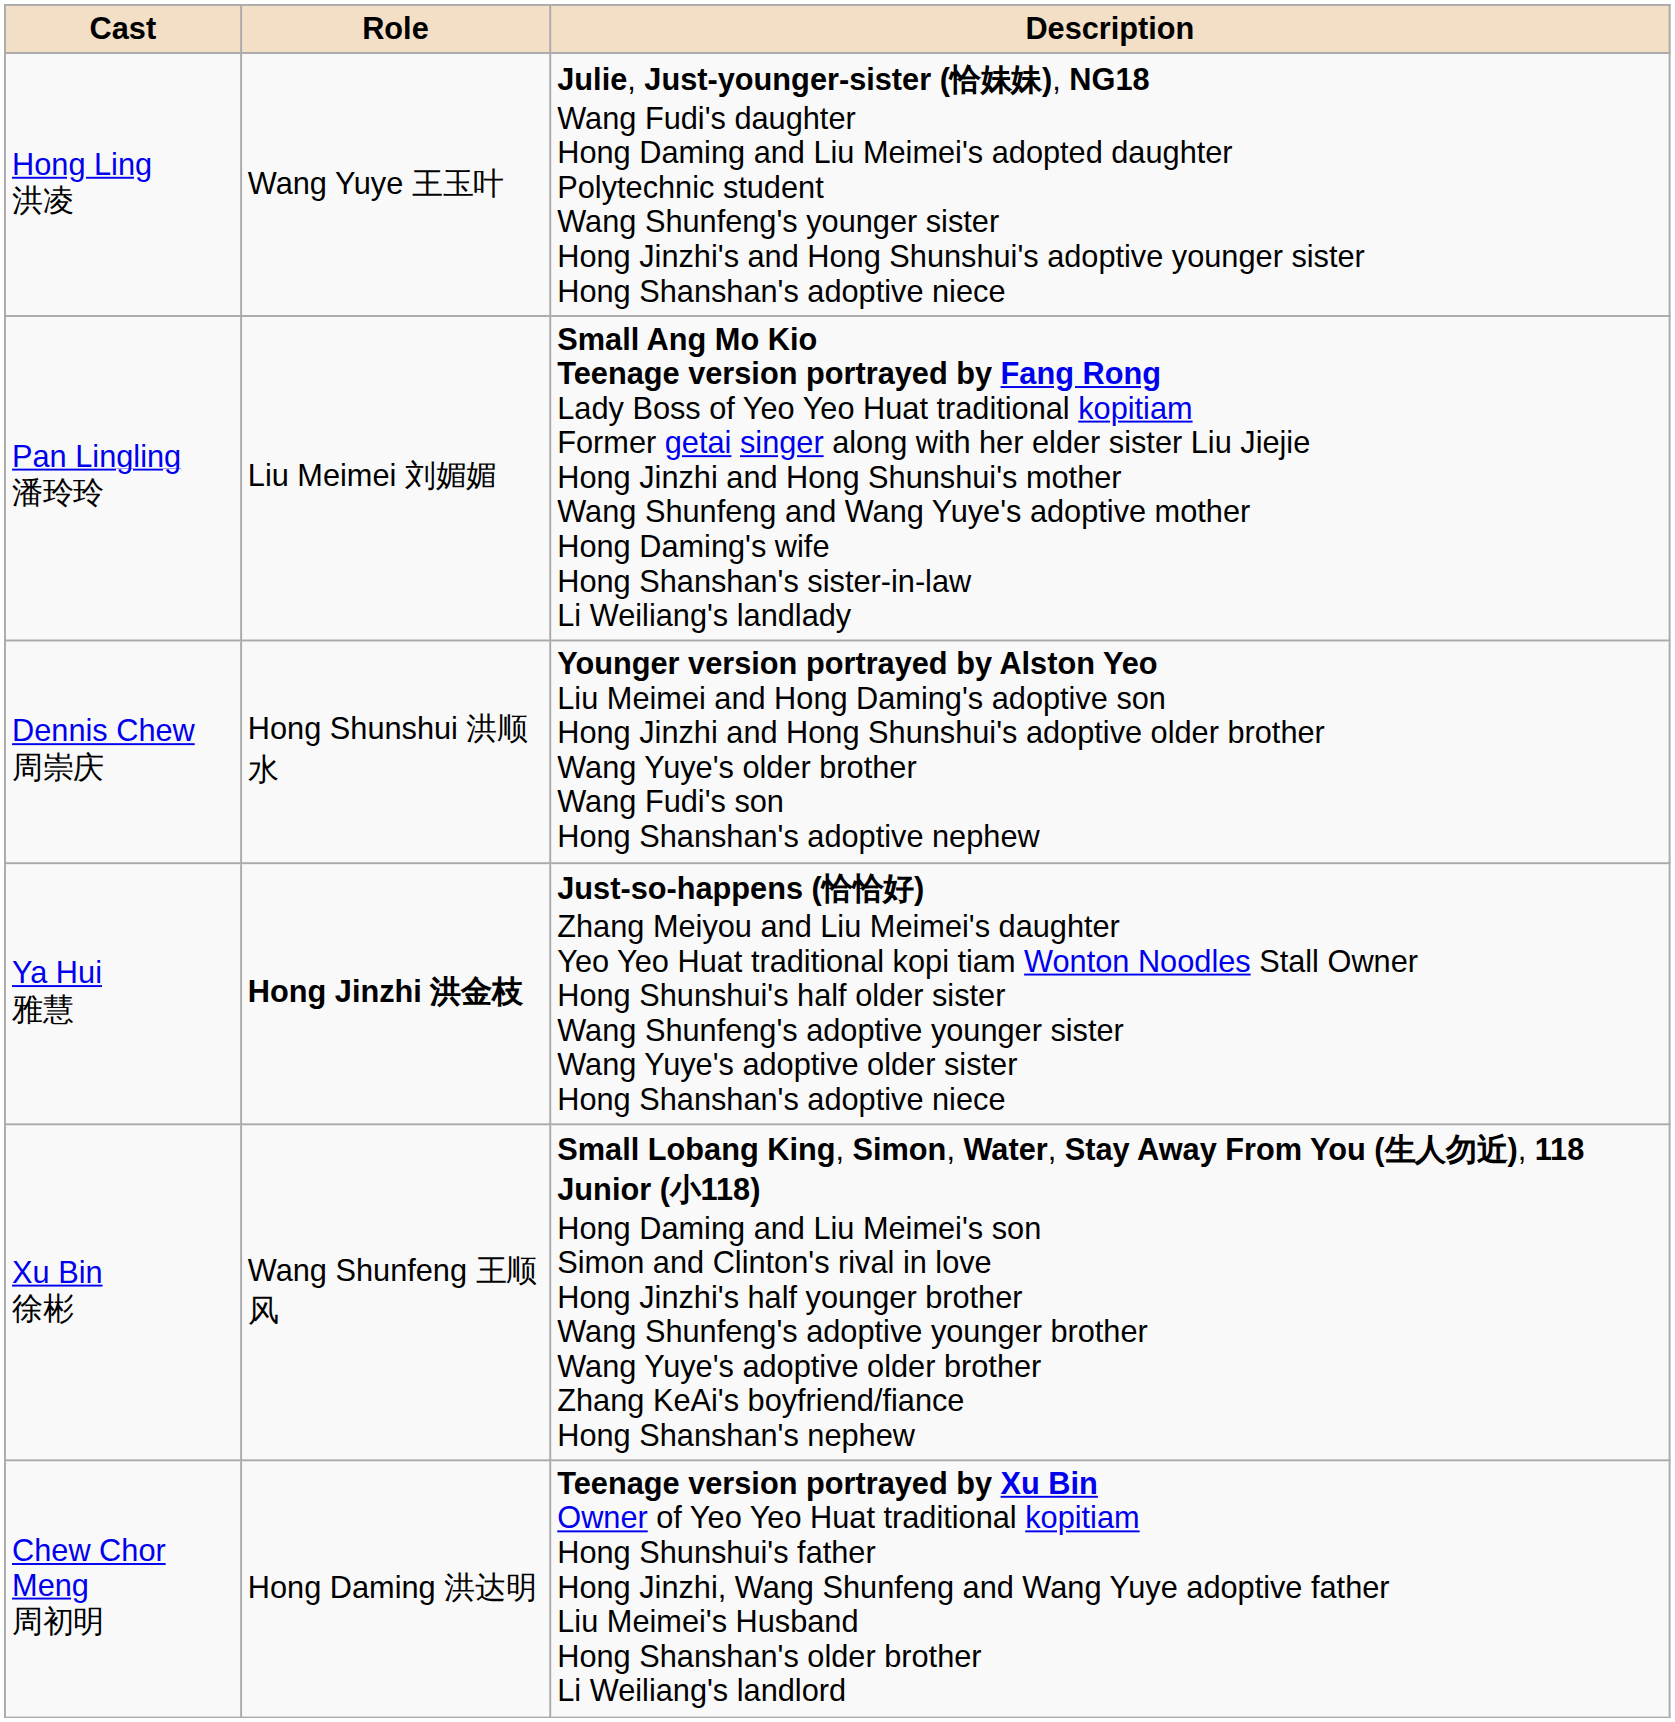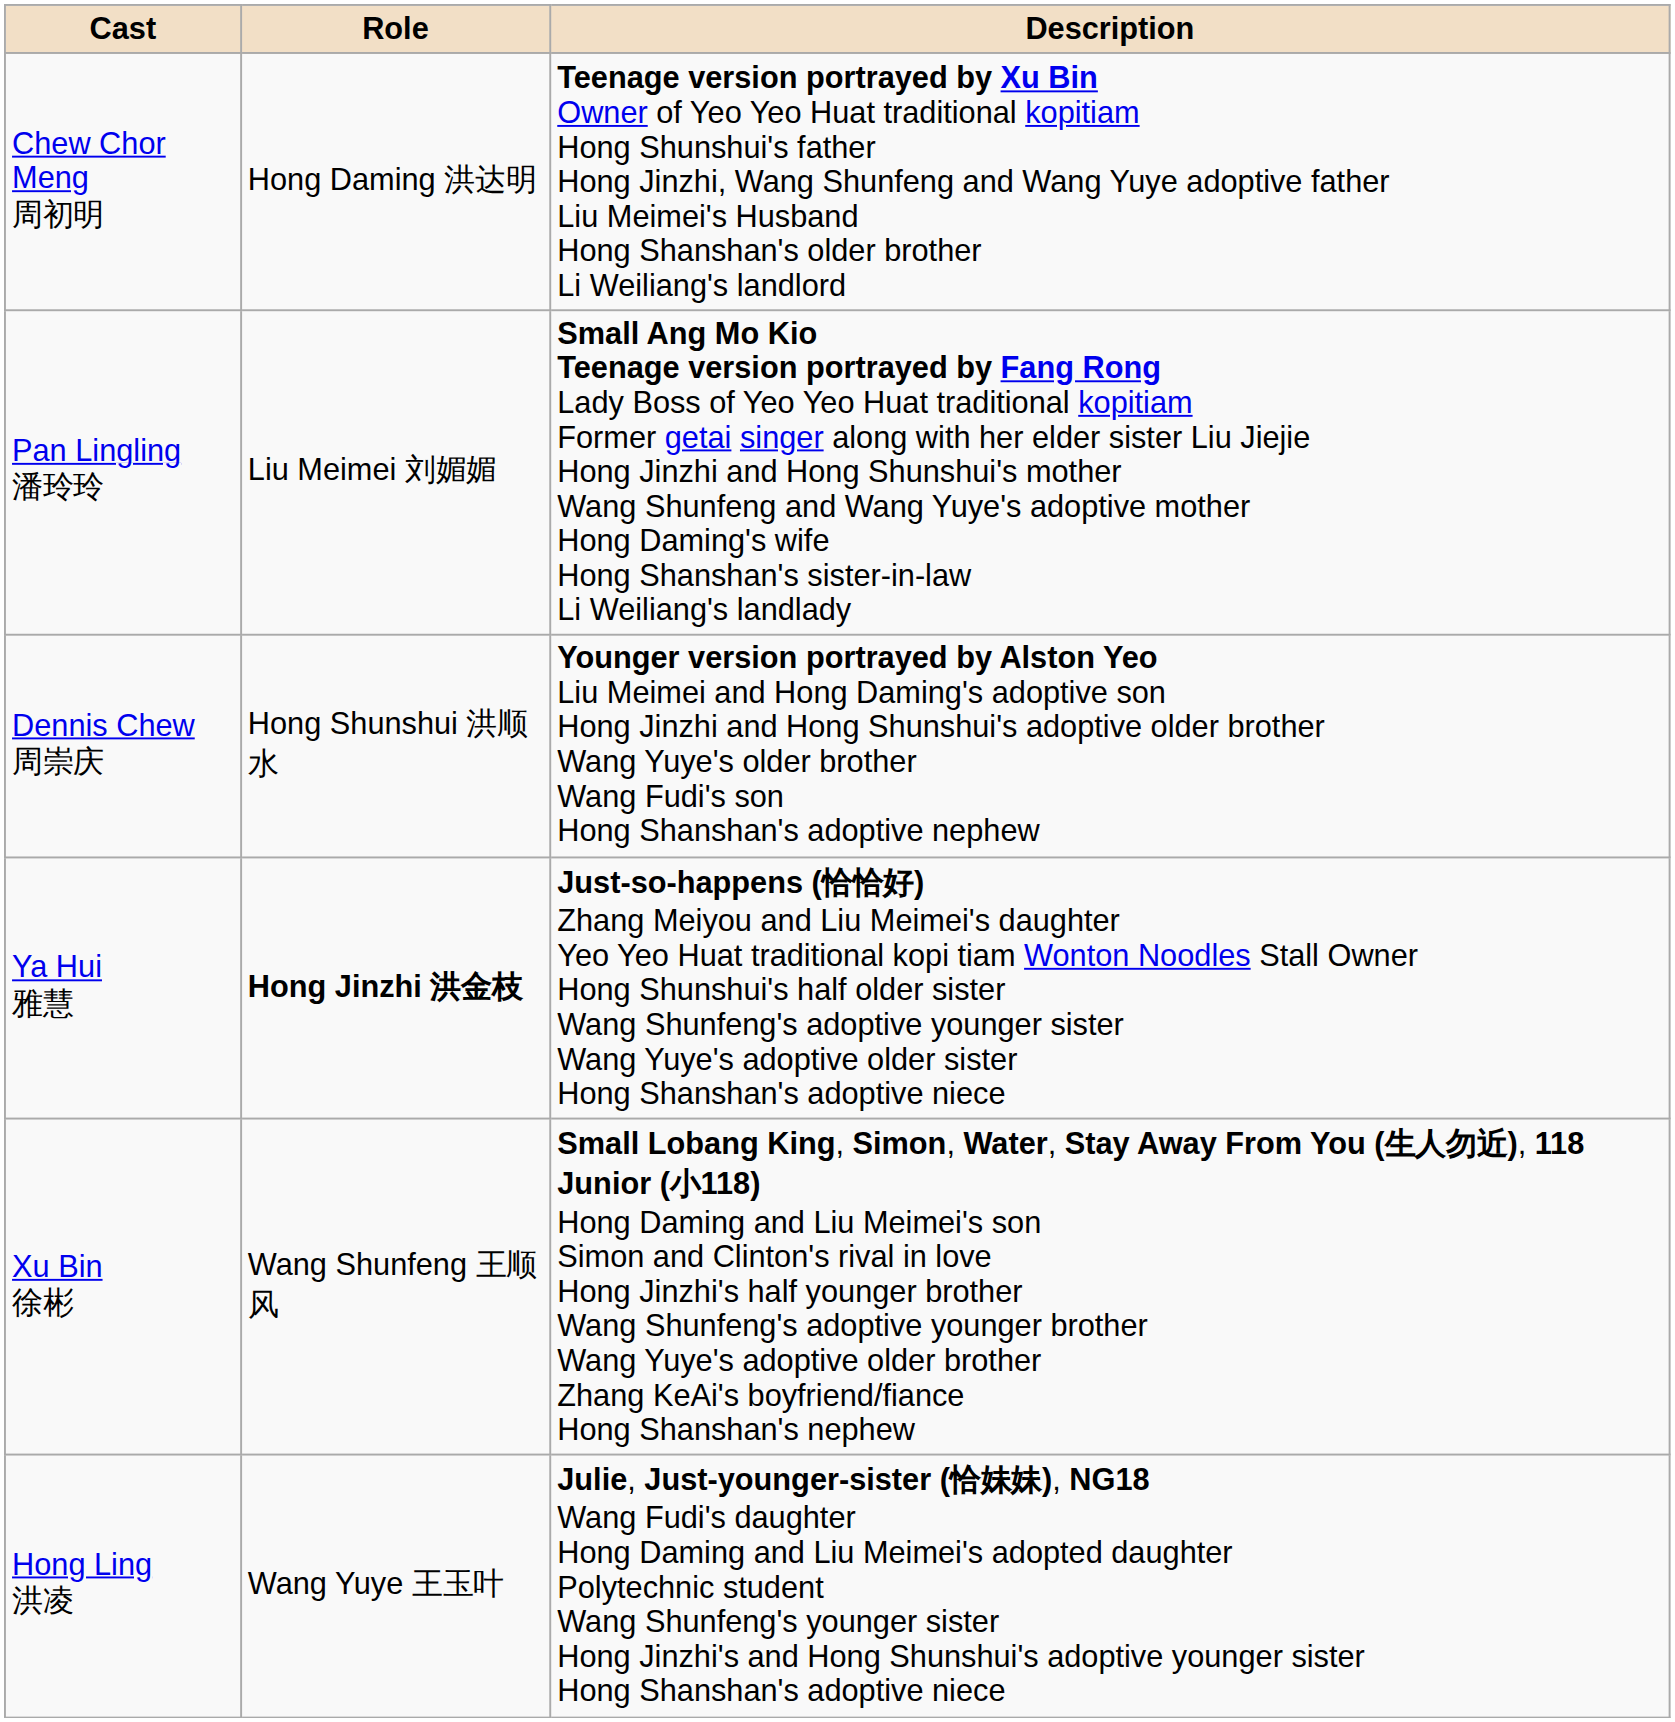rows swapped: (89, 1586) <-> (82, 182)
